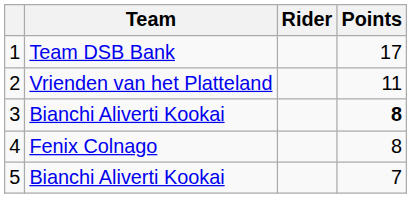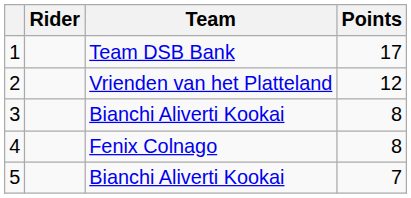columns swapped: (307, 20) <-> (151, 20)
(392, 83) 11 -> (391, 83) 12
(397, 114) bold -> (397, 114) normal
